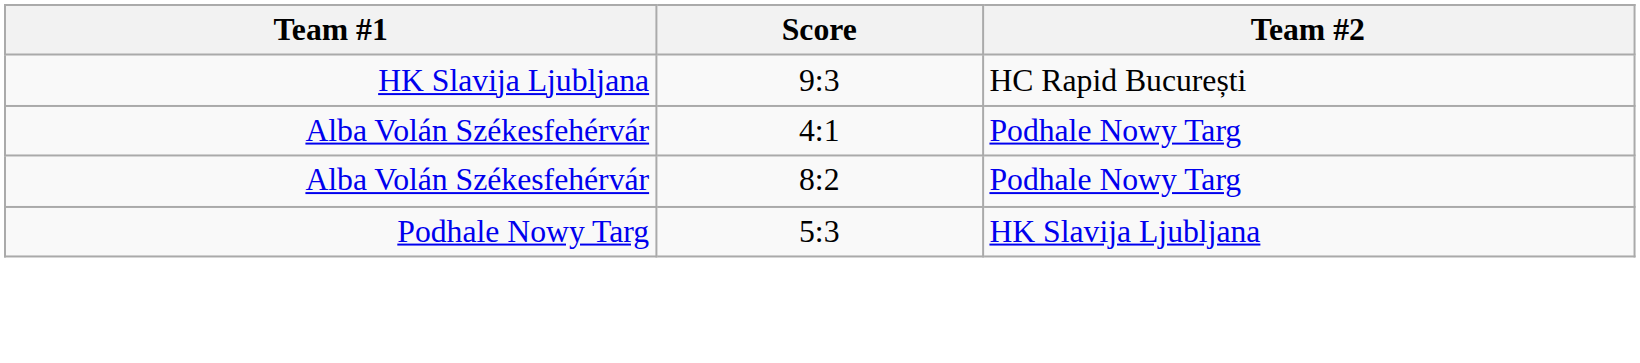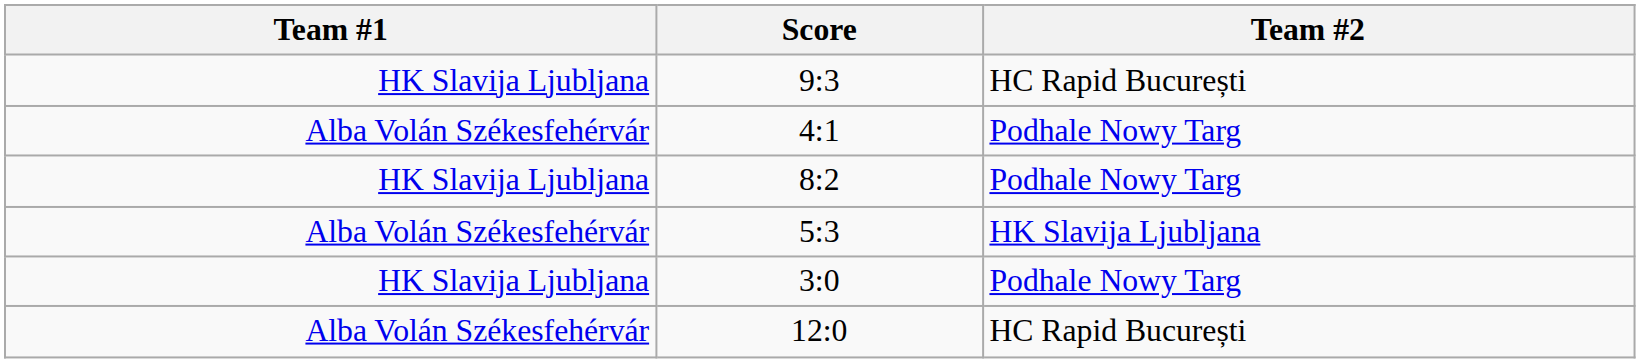(477, 180) Alba Volán Székesfehérvár -> (514, 180) HK Slavija Ljubljana
(523, 230) Podhale Nowy Targ -> (477, 230) Alba Volán Székesfehérvár
+ row: (819, 280)
+ row: (819, 331)
